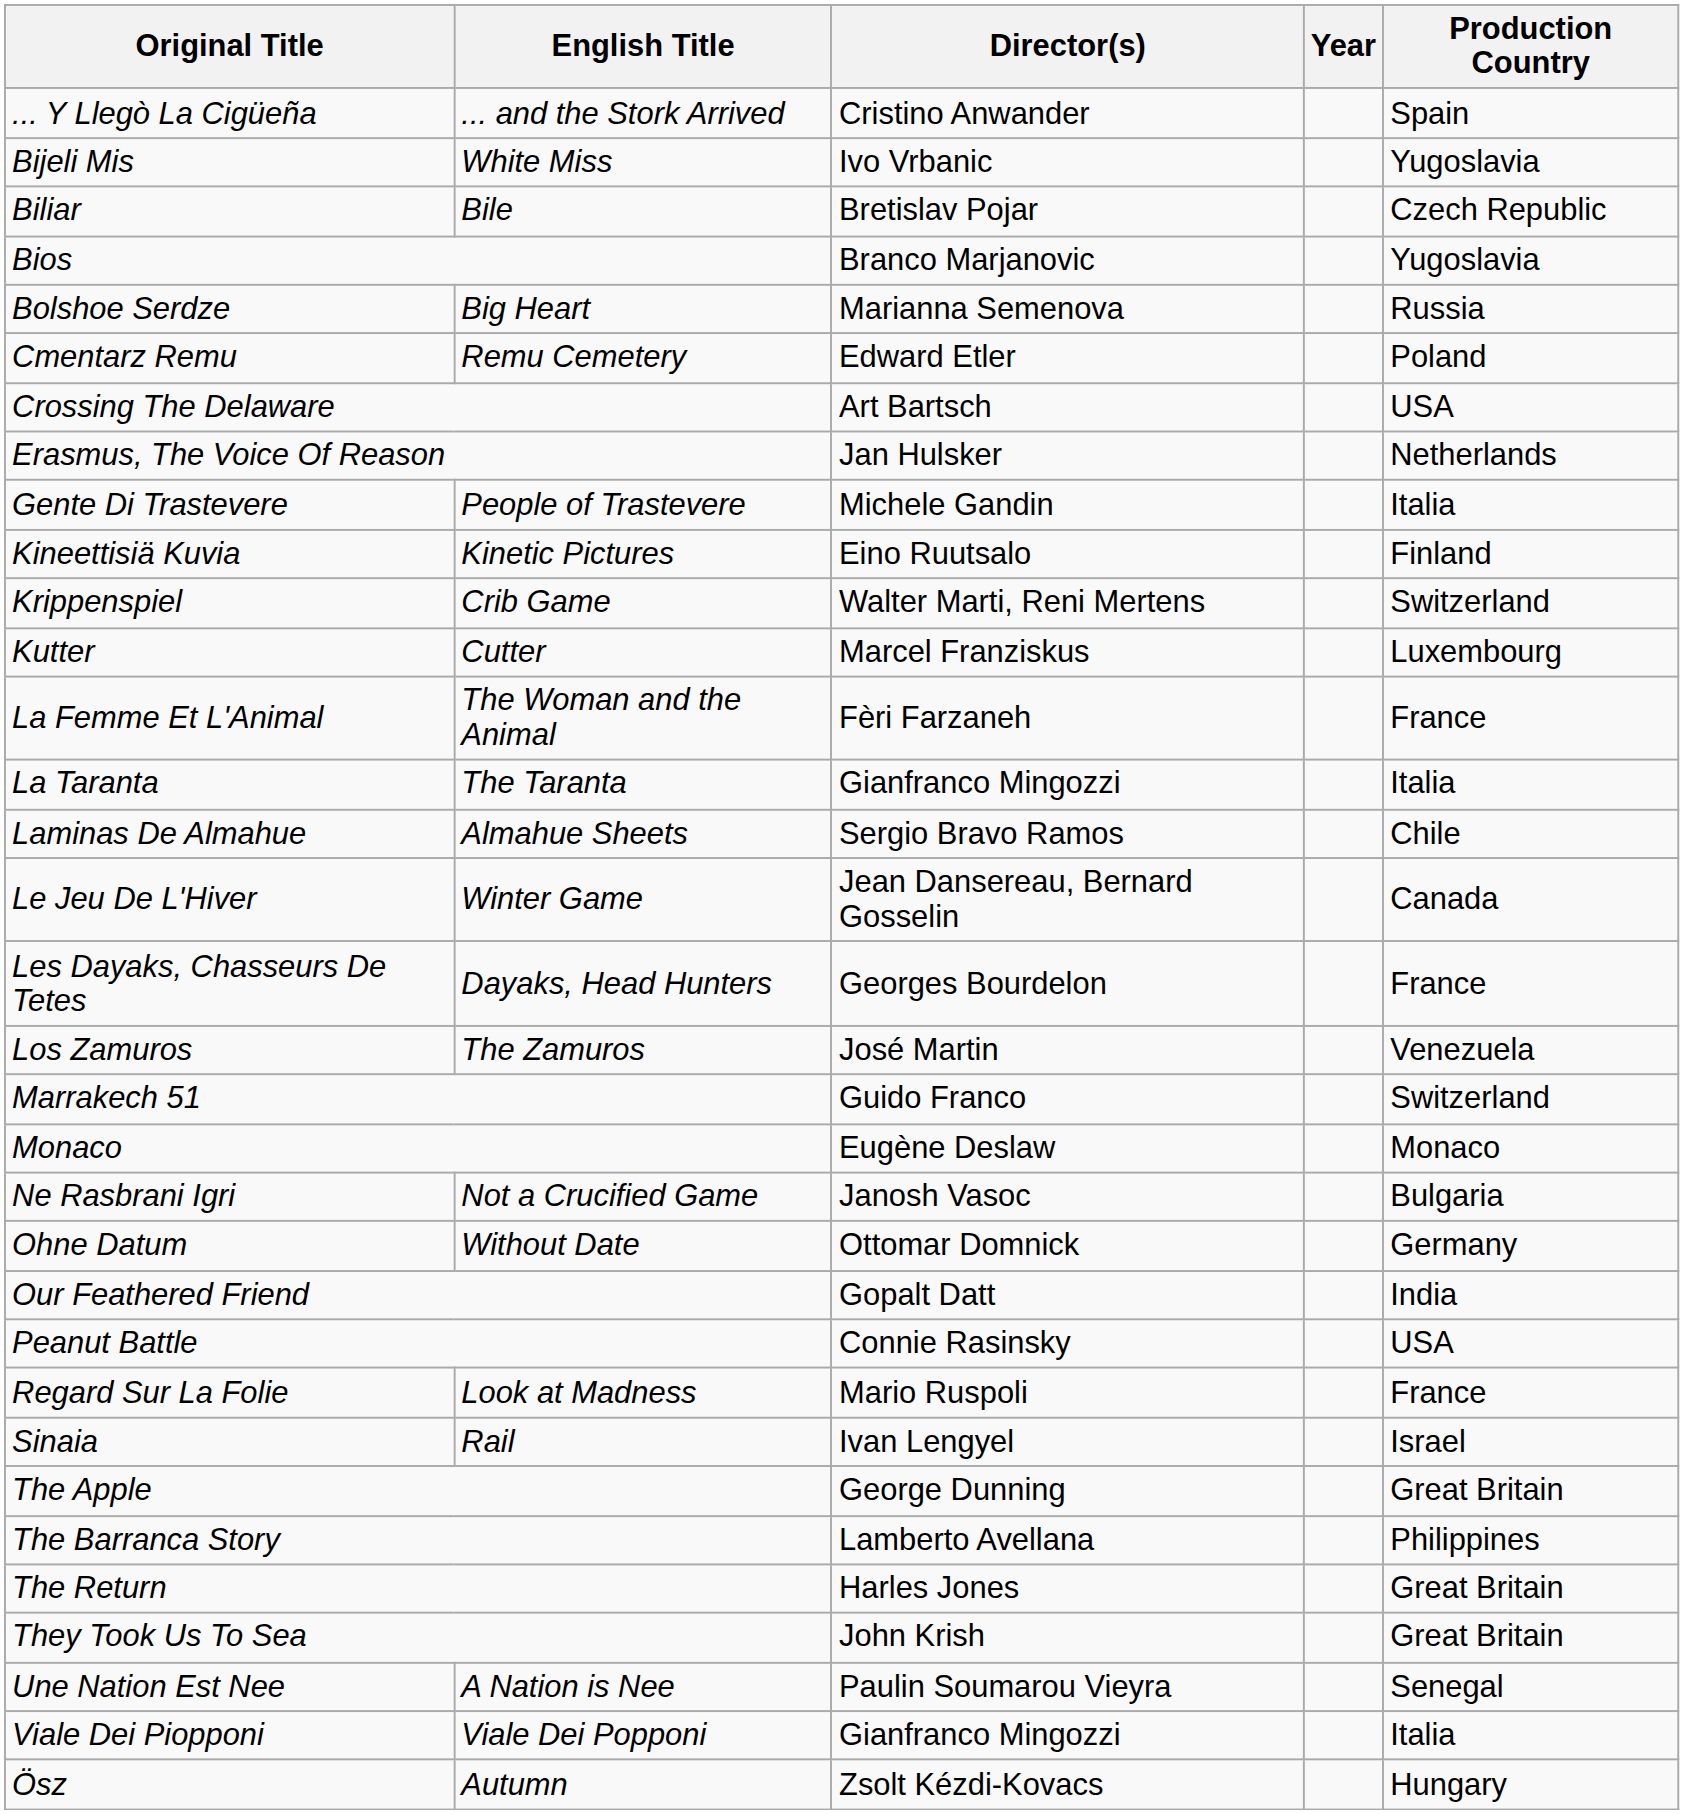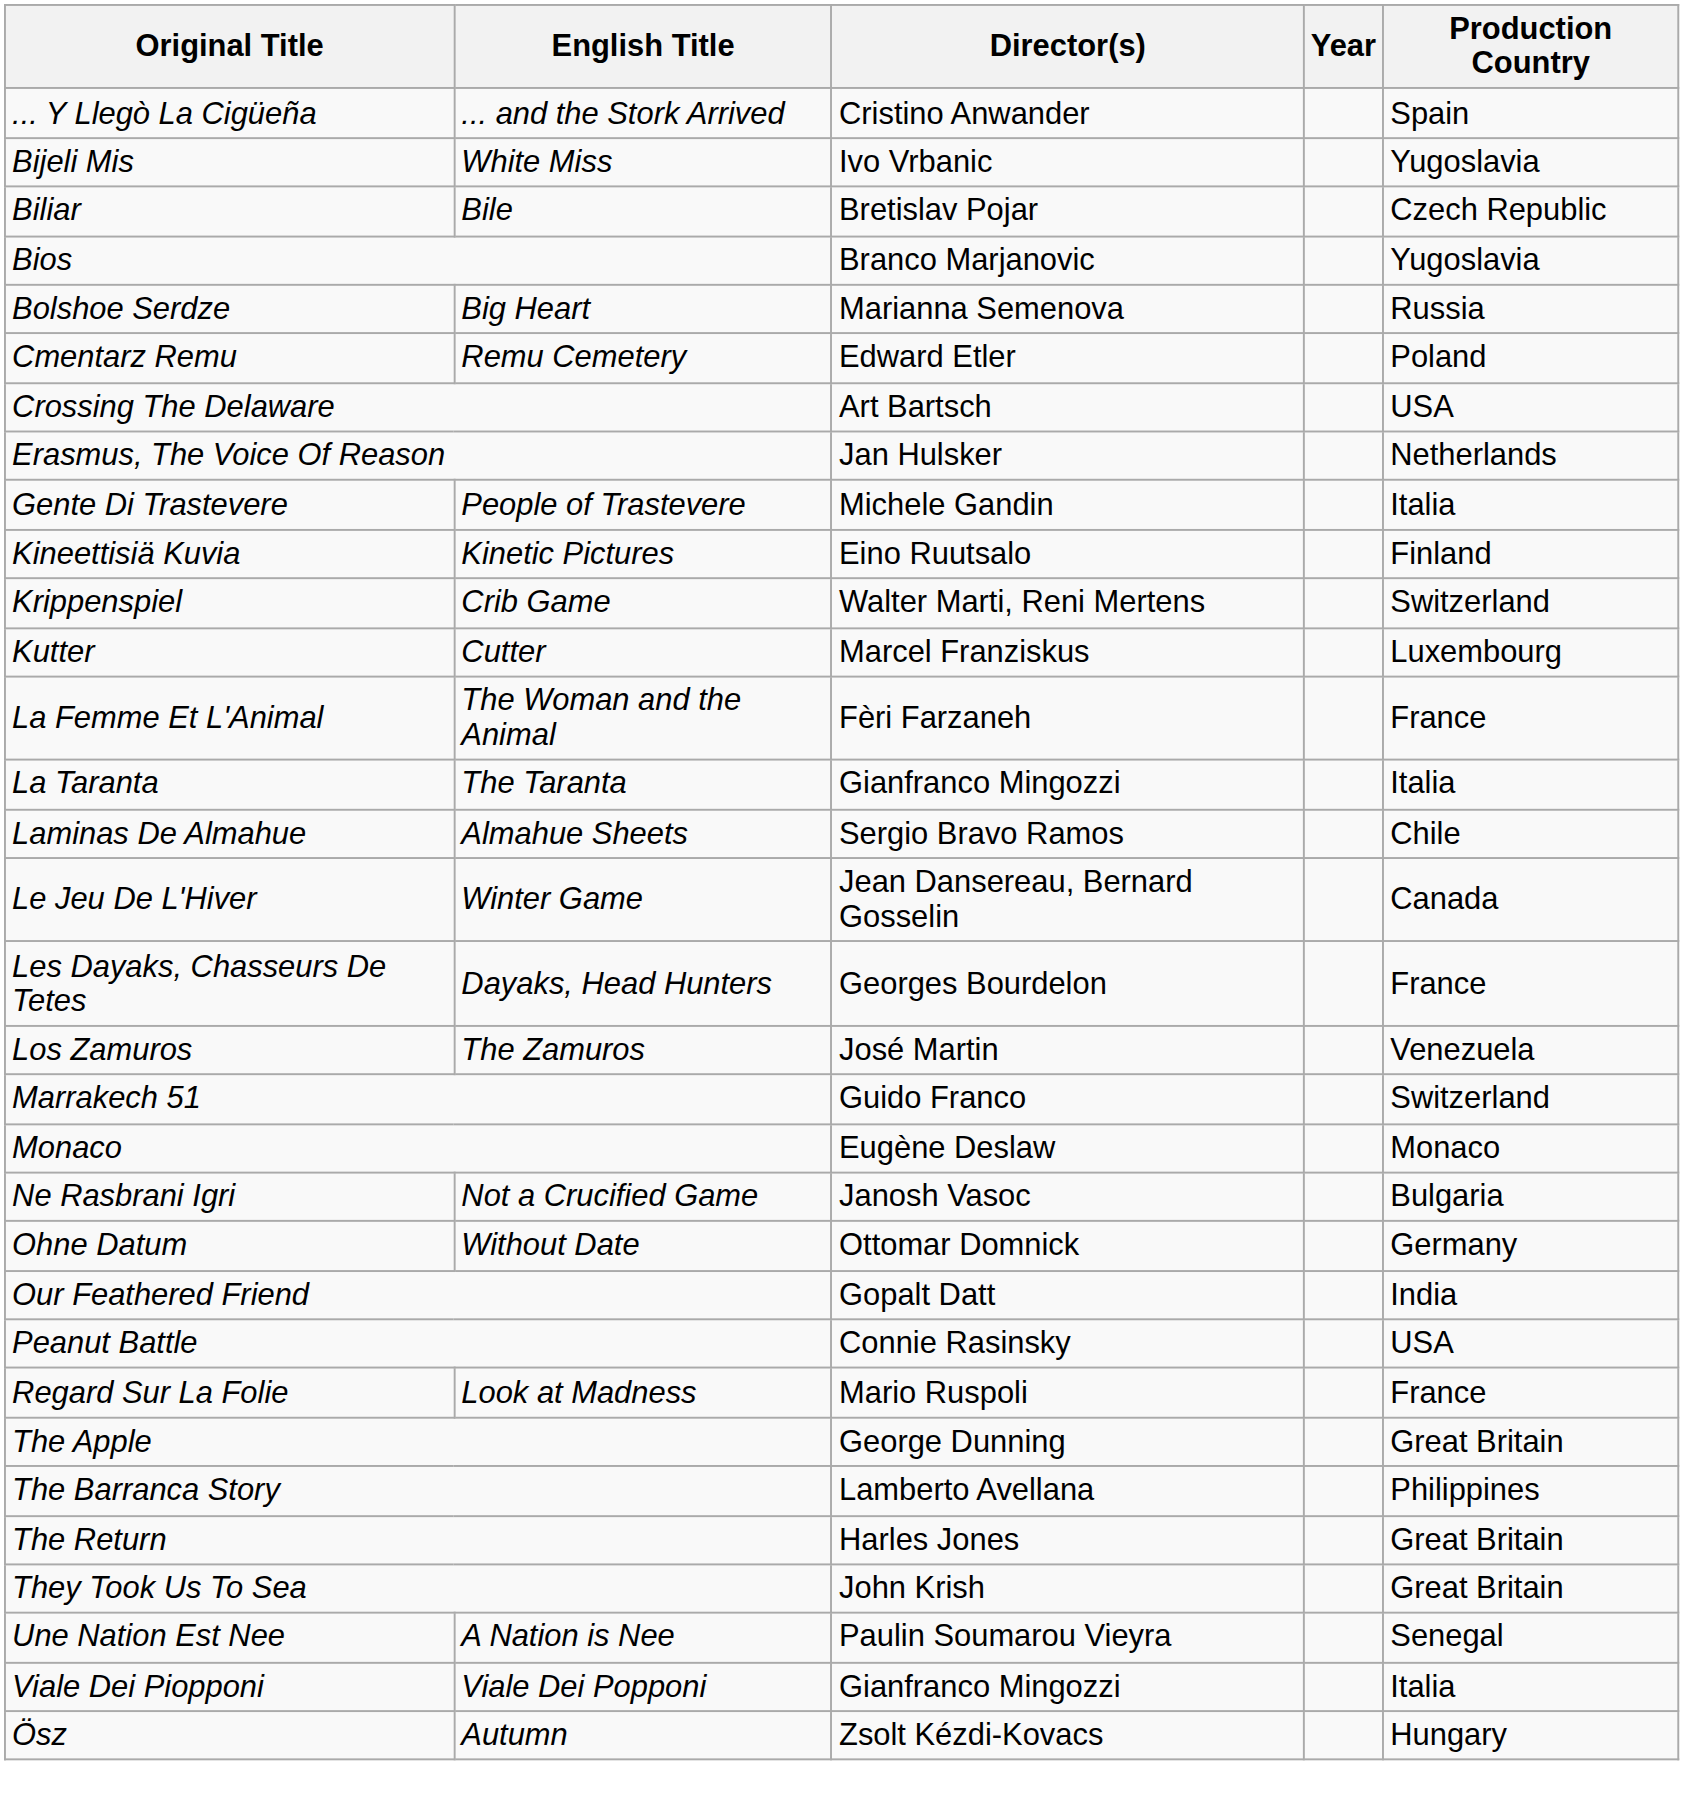- row: (55, 1441)
